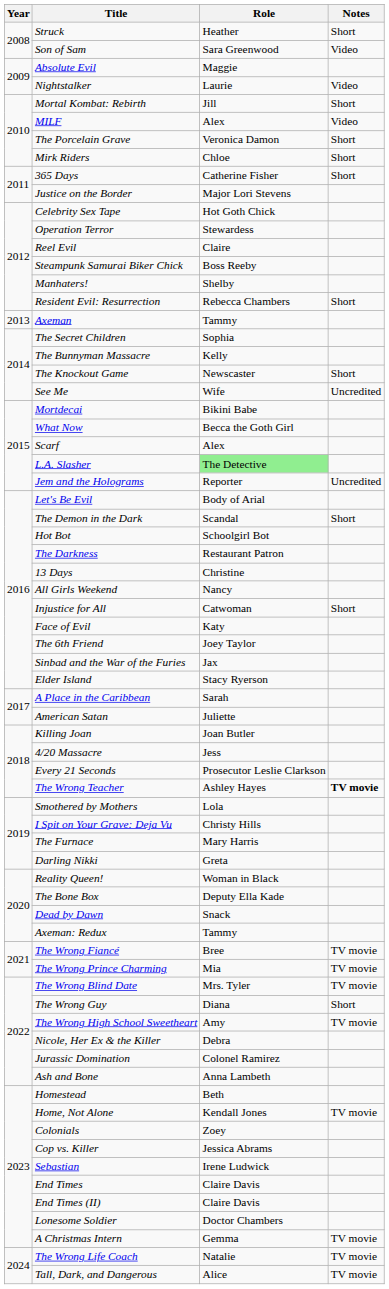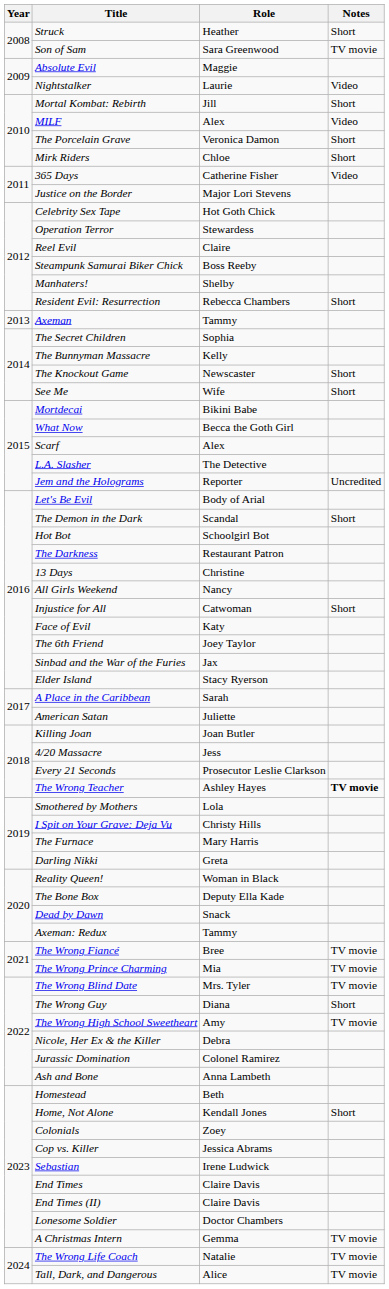(344, 49) Video -> (354, 49) TV movie
(343, 175) Short -> (344, 175) Video
(356, 391) Uncredited -> (343, 391) Short
(235, 463) lightgreen background -> (235, 463) no background
(354, 1112) TV movie -> (343, 1112) Short
